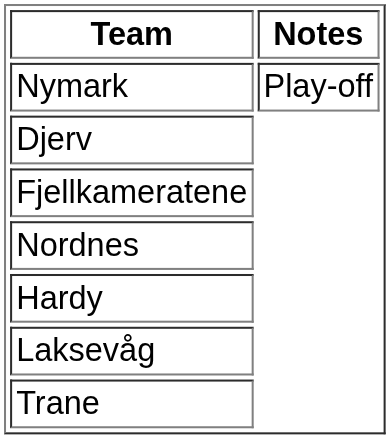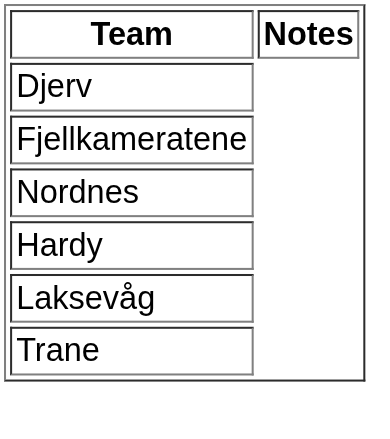- row: (72, 86)
